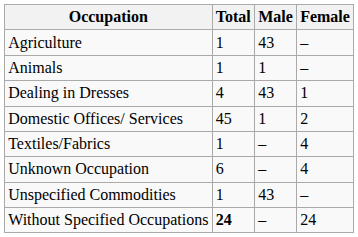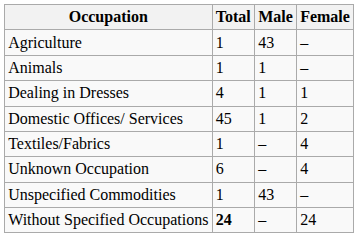(266, 93) 43 -> (262, 93) 1
